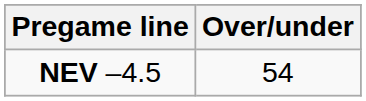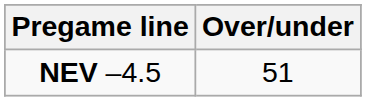(278, 72) 54 -> (278, 72) 51
